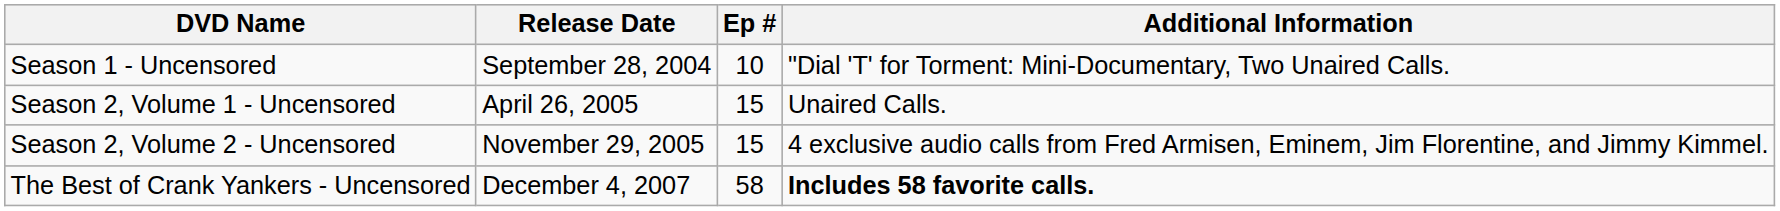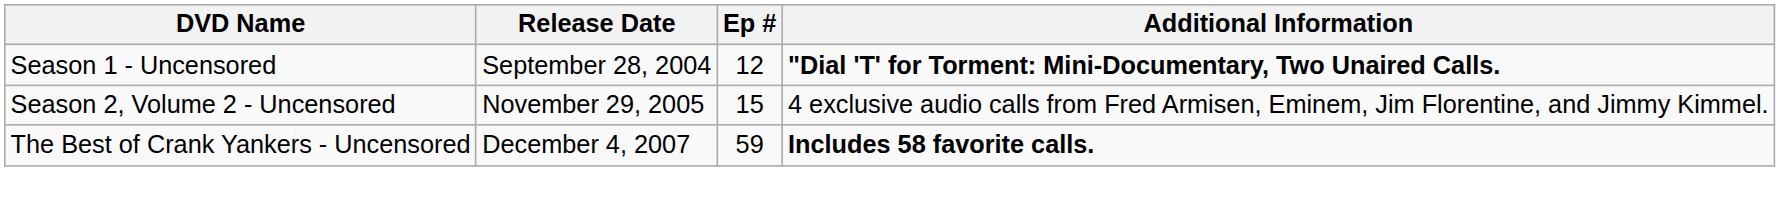(750, 64) 10 -> (750, 64) 12
(1119, 64) normal -> (1144, 64) bold
- row: (203, 104)
(750, 184) 58 -> (750, 144) 59
